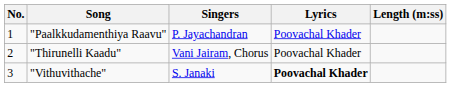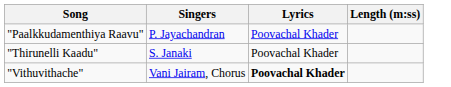- column: (16, 14)
(220, 53) Vani Jairam, Chorus -> (170, 53) S. Janaki
(193, 73) S. Janaki -> (197, 73) Vani Jairam, Chorus
